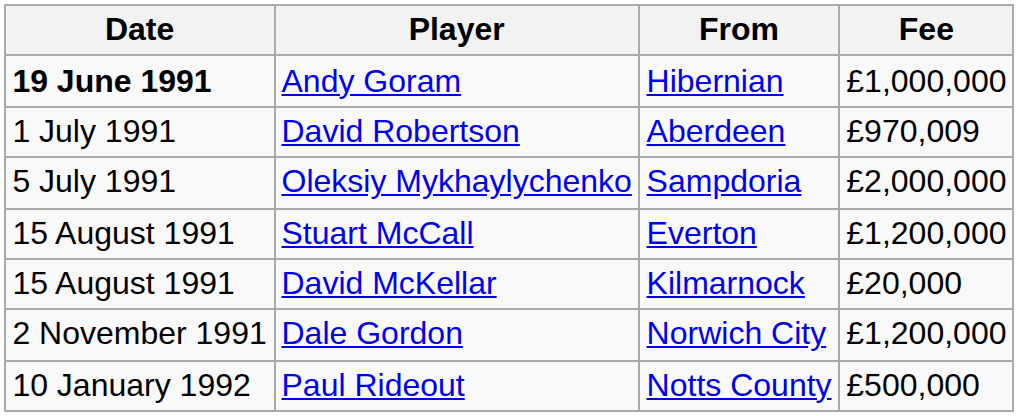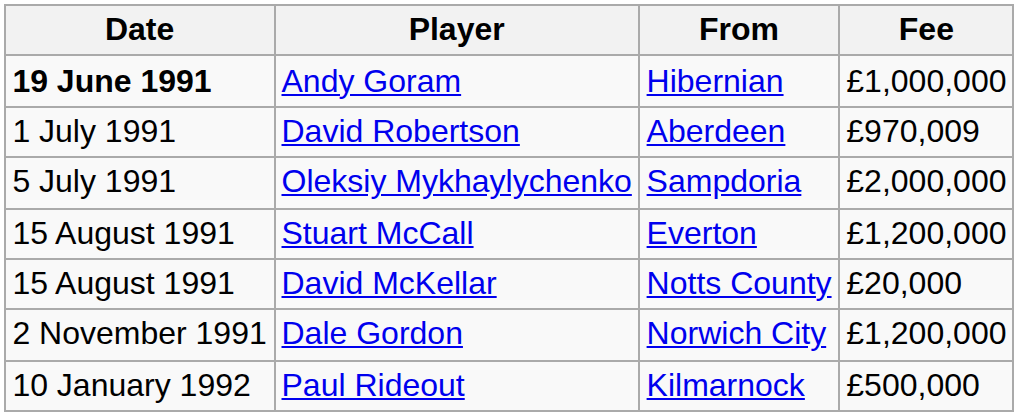(726, 283) Kilmarnock -> (739, 283) Notts County
(739, 385) Notts County -> (726, 385) Kilmarnock
